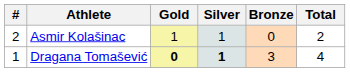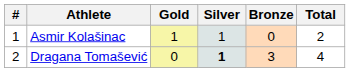(16, 36) 2 -> (16, 36) 1
(16, 57) 1 -> (16, 57) 2
(174, 57) bold -> (174, 57) normal
